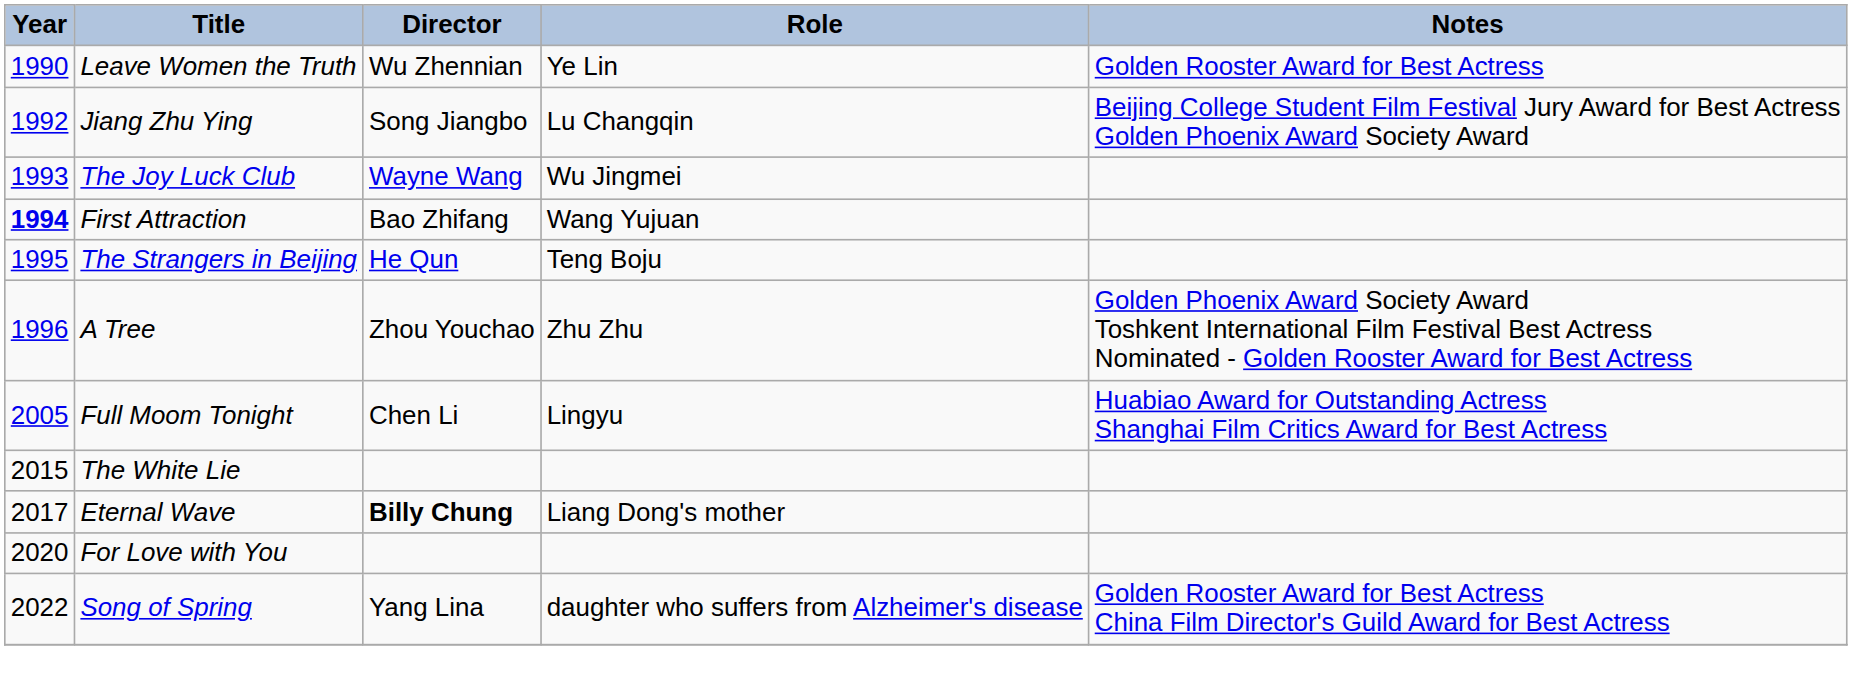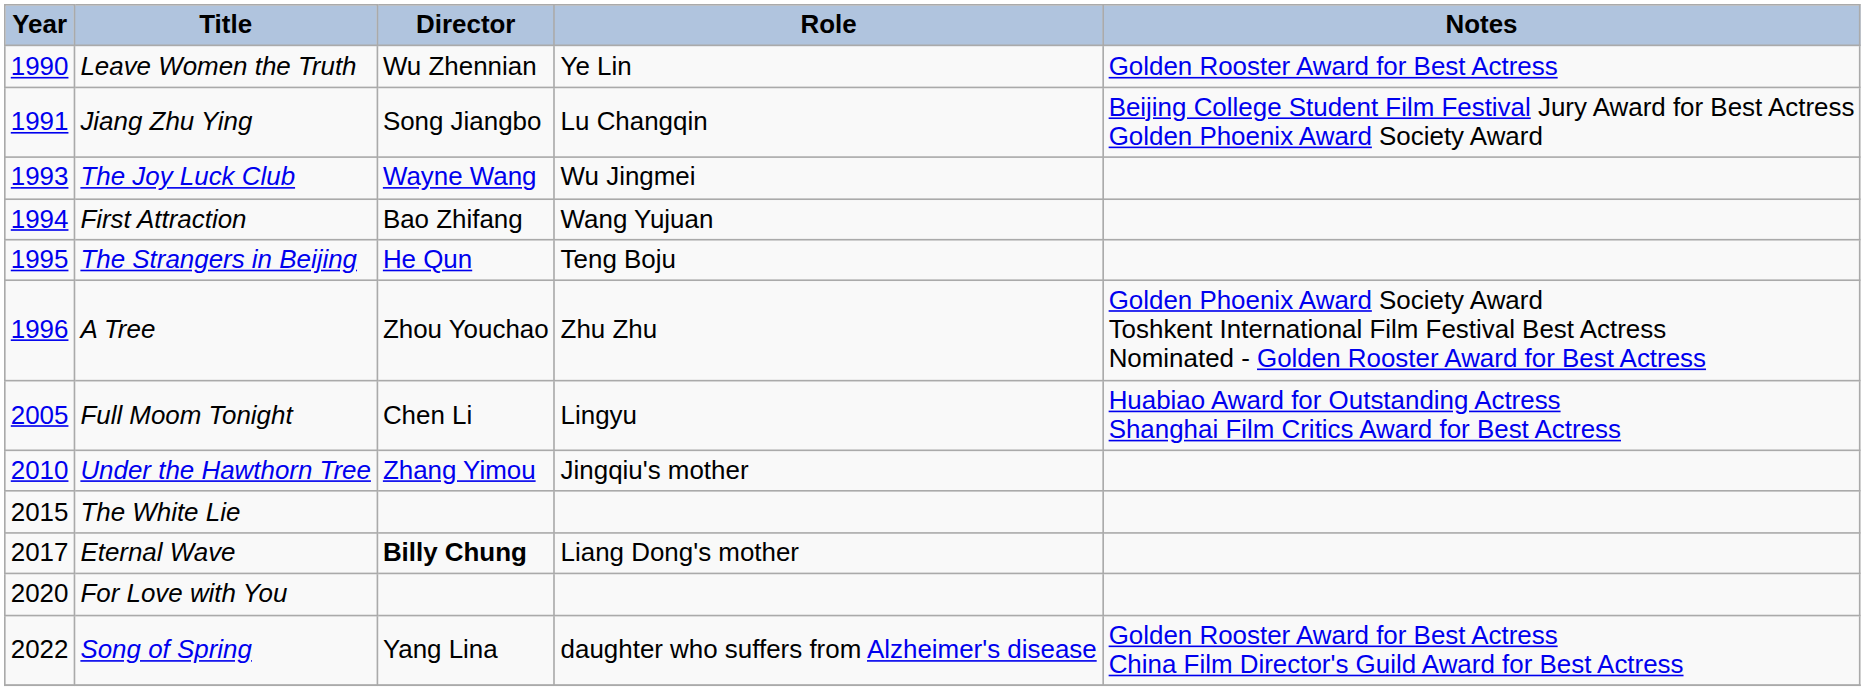(40, 121) 1992 -> (40, 121) 1991
(40, 218) bold -> (40, 218) normal
+ row: (226, 470)
